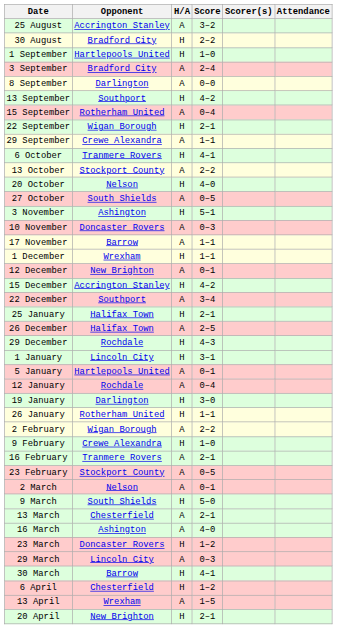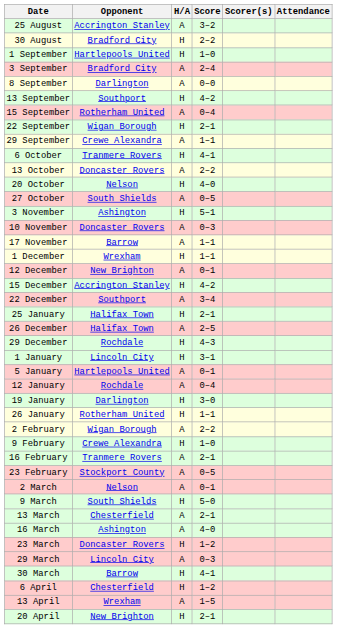(122, 170) Stockport County -> (122, 170) Doncaster Rovers
